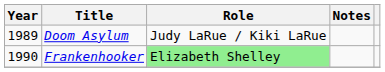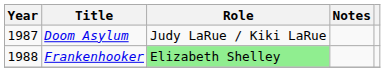(23, 36) 1989 -> (23, 36) 1987
(23, 56) 1990 -> (23, 56) 1988
